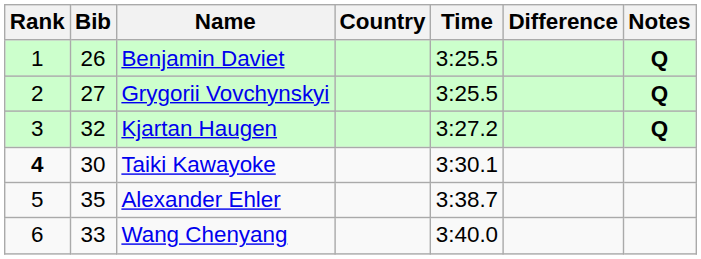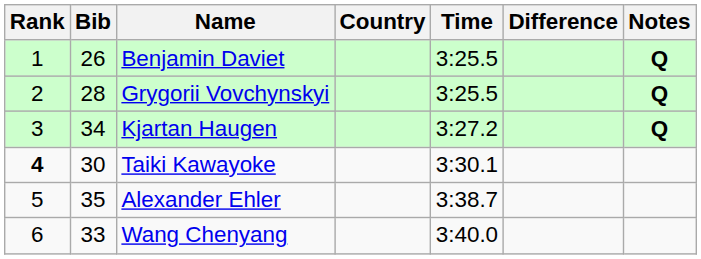(93, 93) 27 -> (93, 93) 28
(93, 128) 32 -> (93, 128) 34
